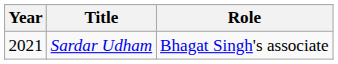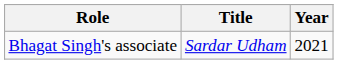columns swapped: (26, 18) <-> (244, 18)
